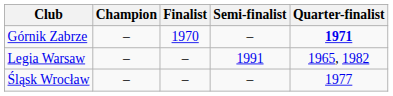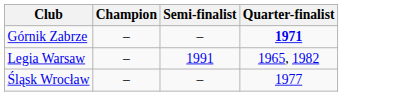- column: (185, 15)
